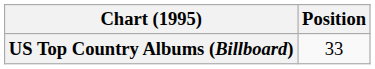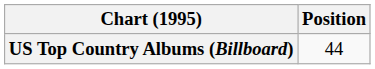(334, 48) 33 -> (334, 48) 44
